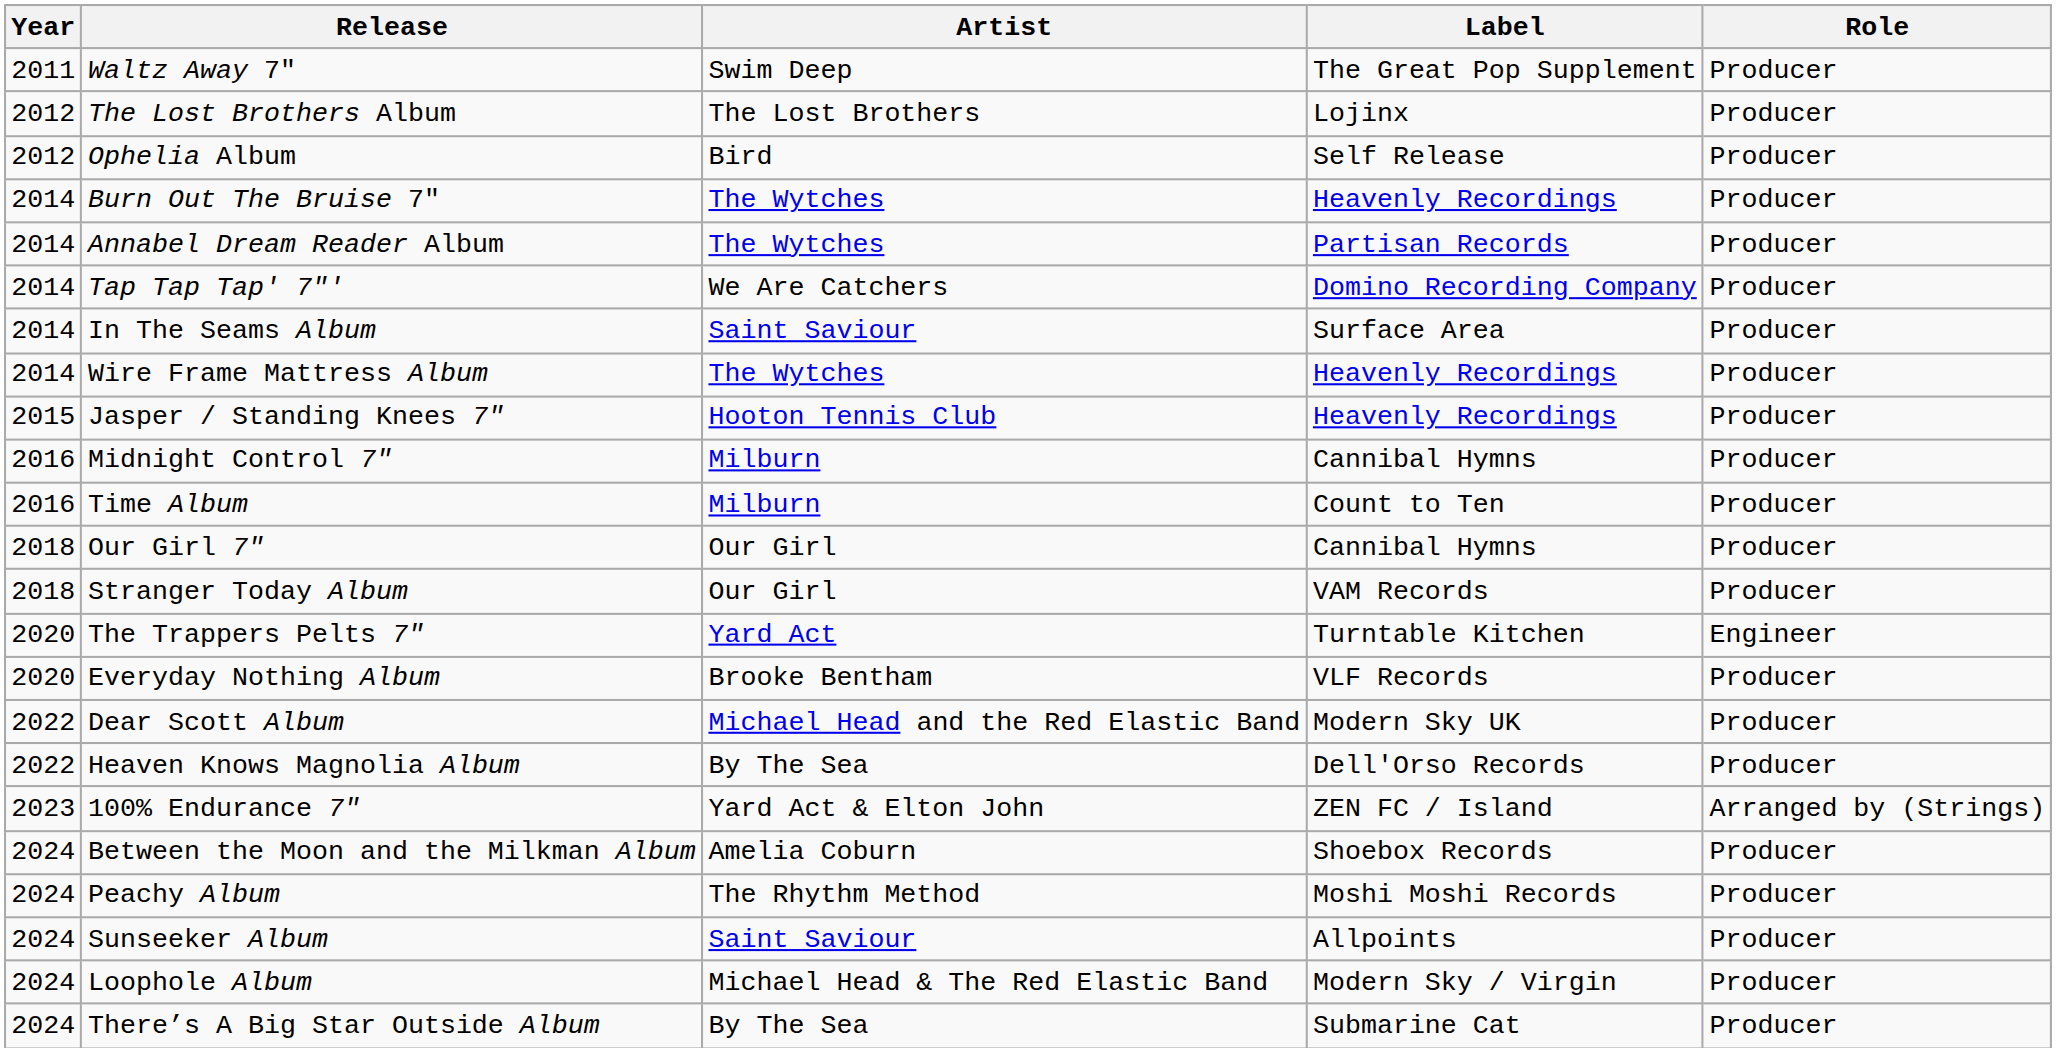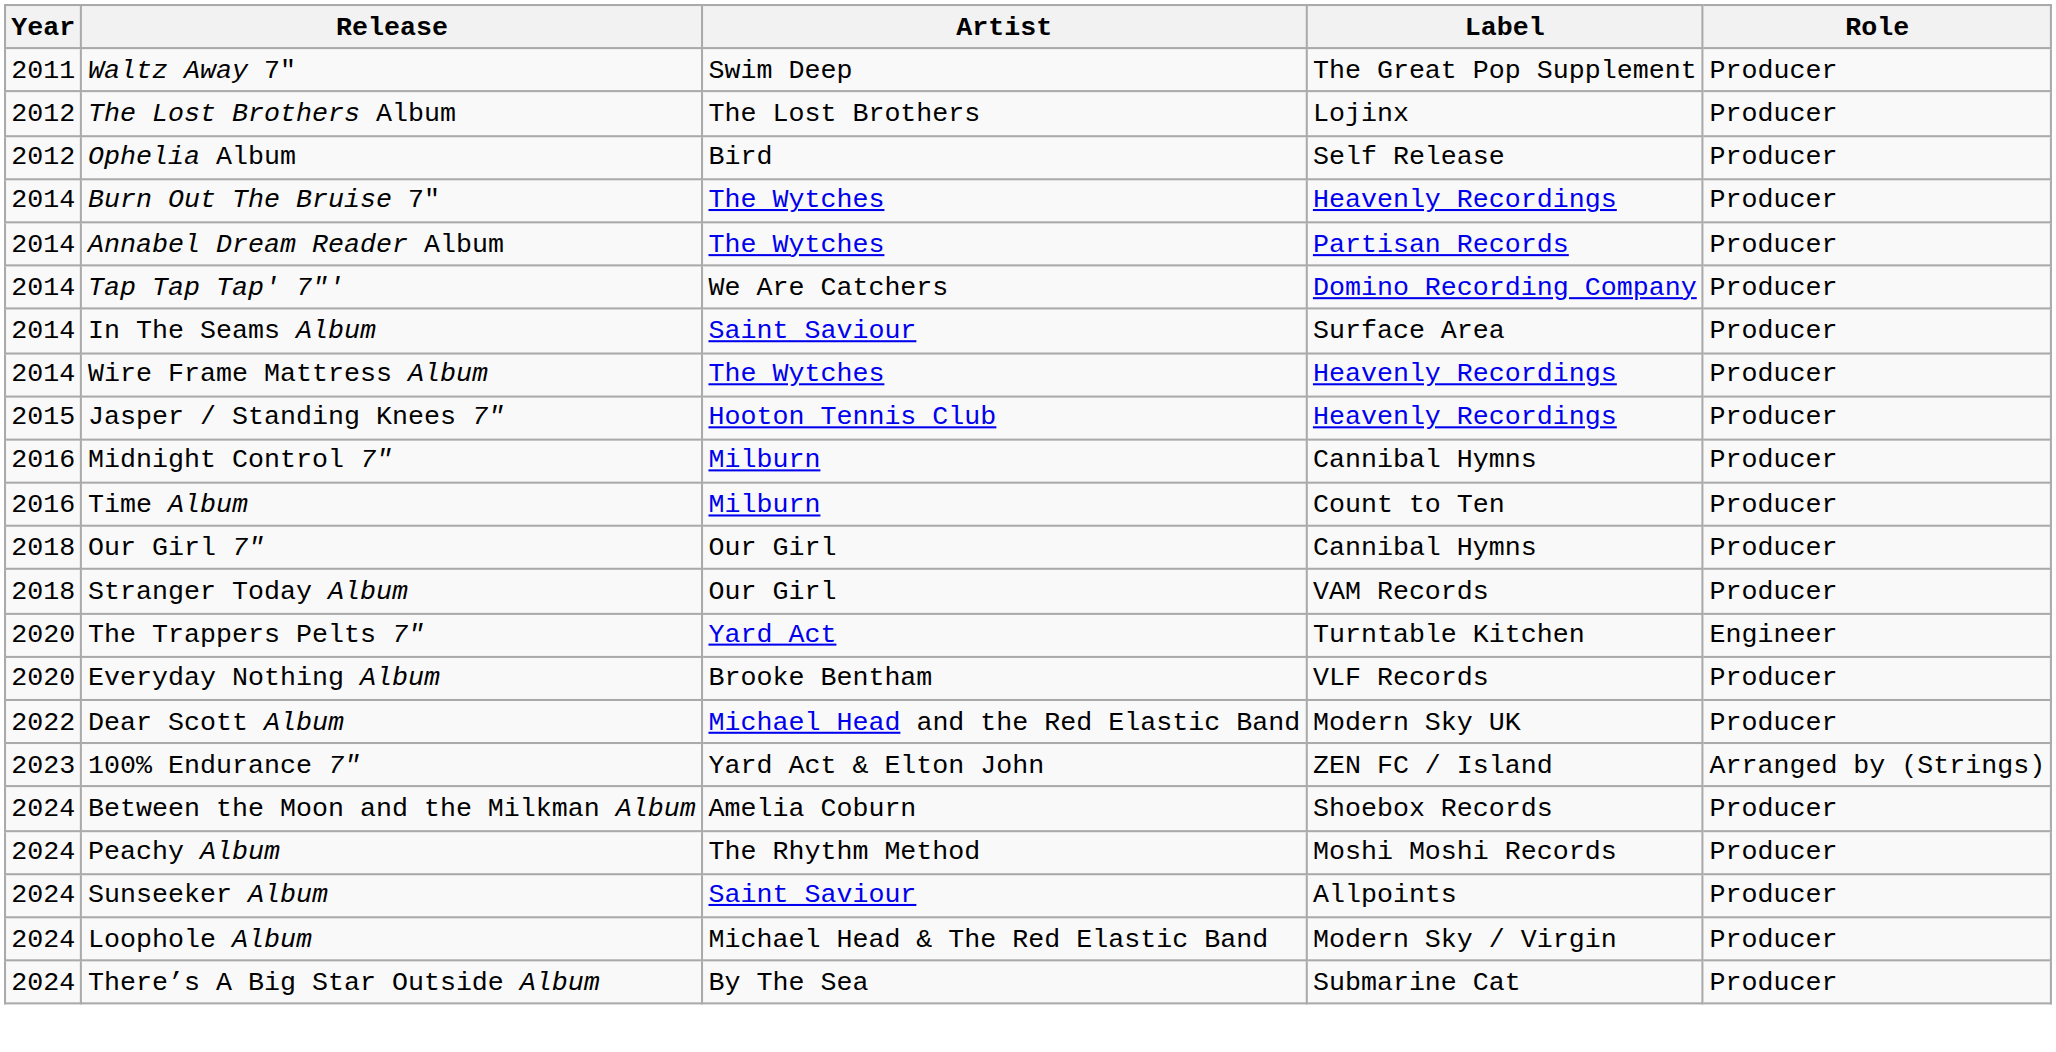- row: (304, 765)
